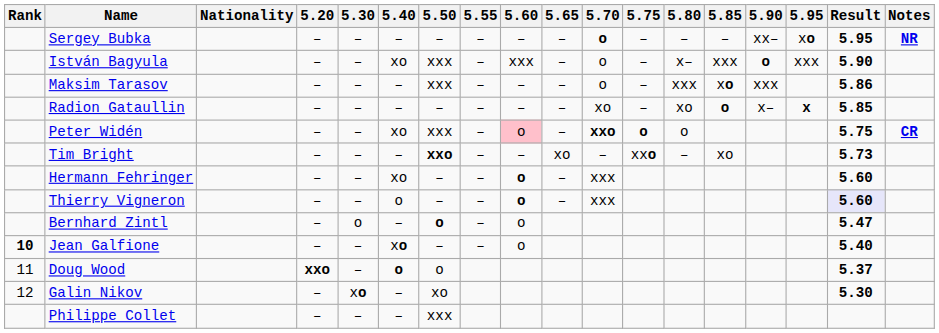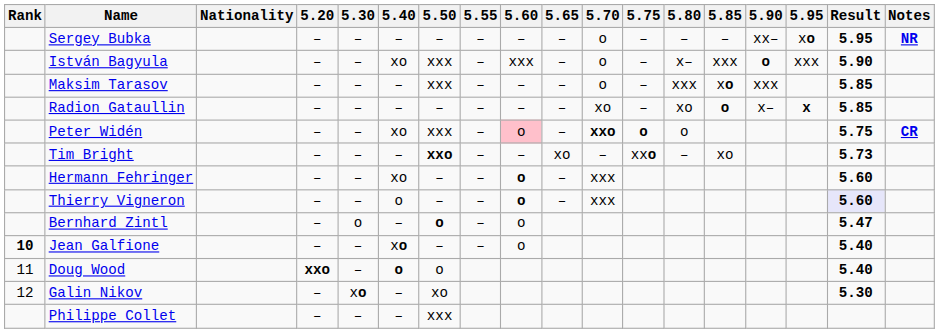(603, 39) bold -> (603, 39) normal
(856, 85) 5.86 -> (856, 85) 5.85
(856, 270) 5.37 -> (856, 270) 5.40
